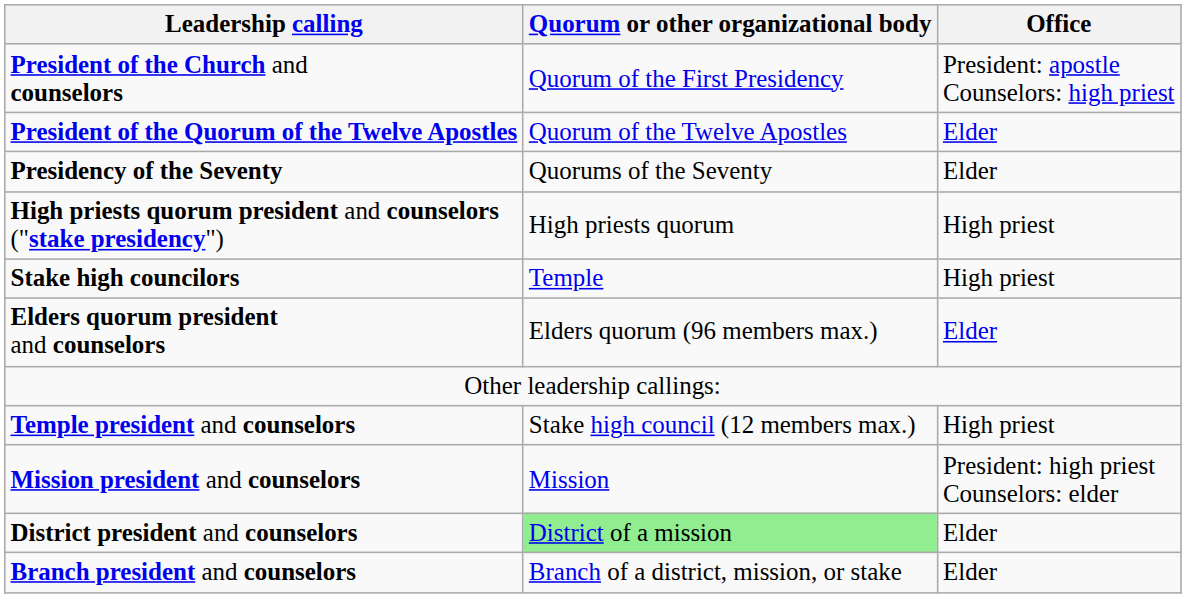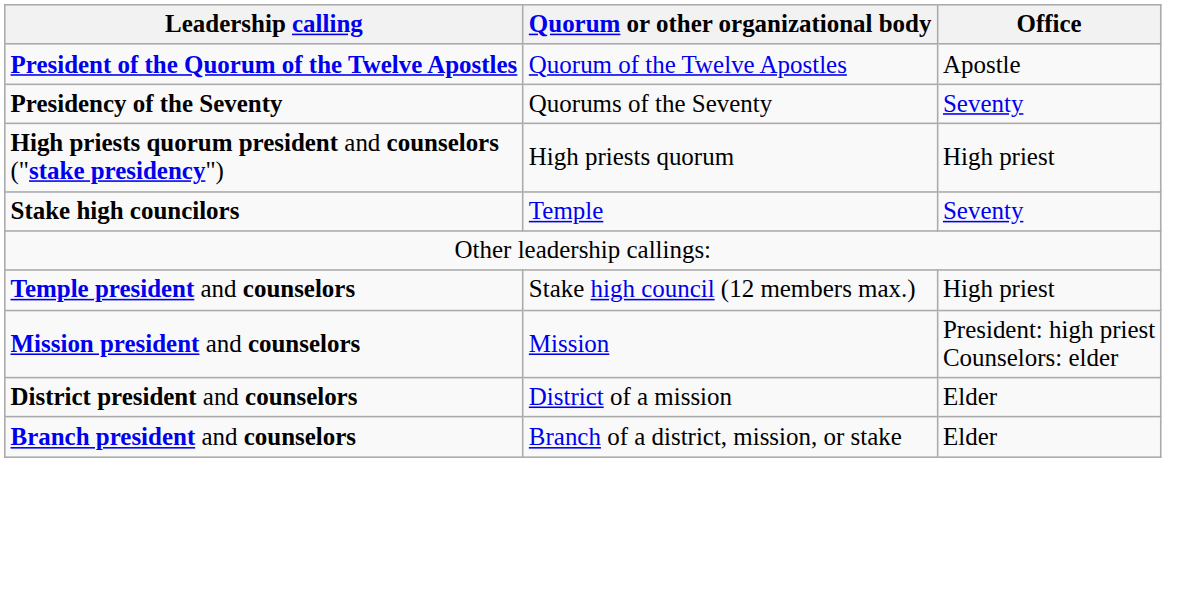- row: (159, 77)
(970, 131) Elder -> (982, 63) Apostle
(970, 171) Elder -> (983, 103) Seventy
(999, 278) High priest -> (983, 210) Seventy
- row: (144, 332)
(630, 532) lightgreen background -> (630, 397) no background
